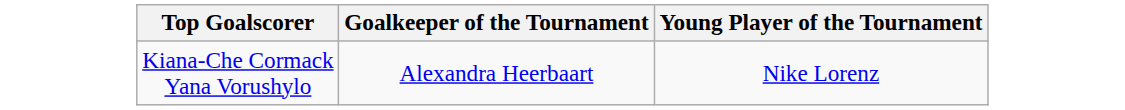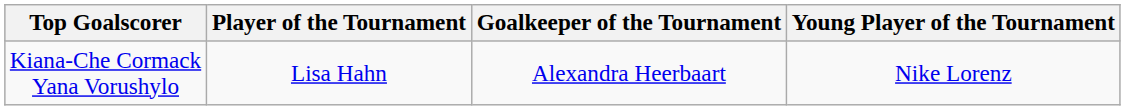+ column: (339, 22)
